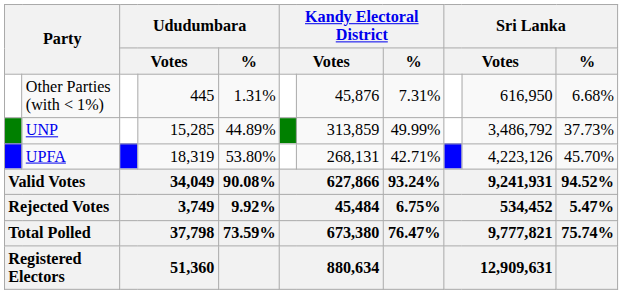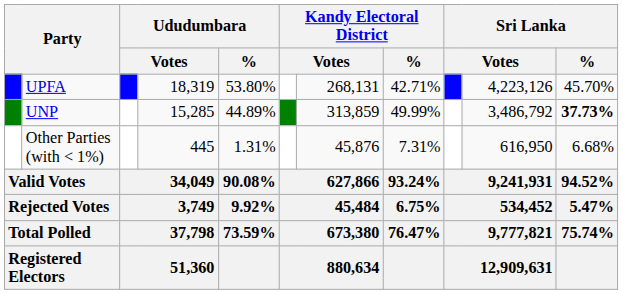rows swapped: (46, 156) <-> (68, 95)
(589, 130) normal -> (588, 112) bold
